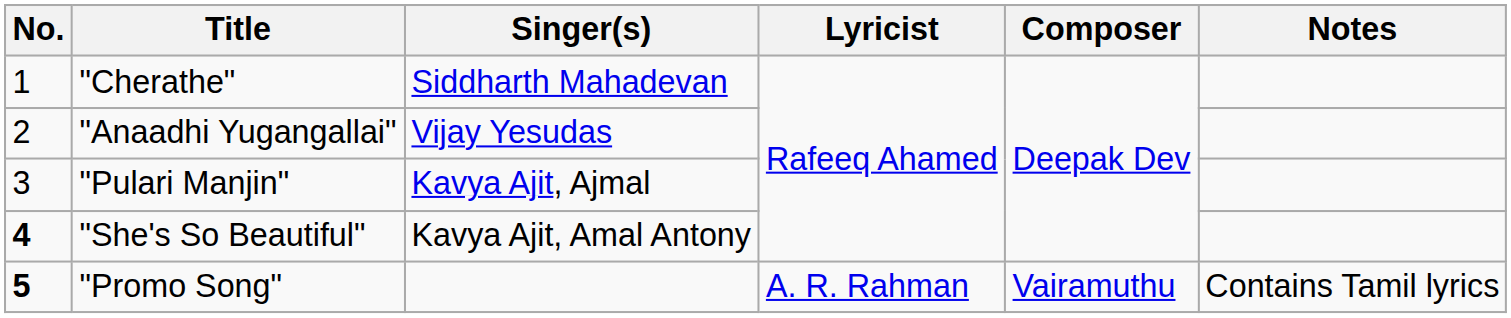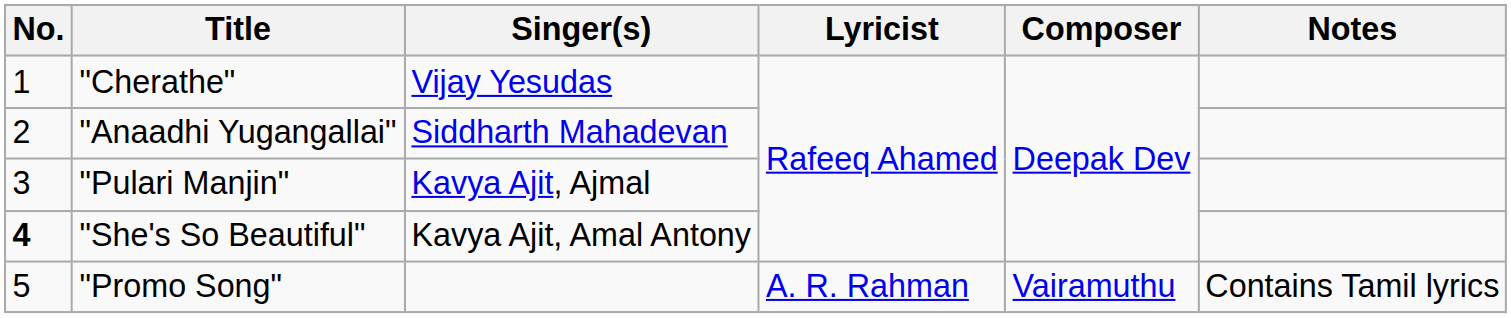(570, 81) Siddharth Mahadevan -> (512, 81) Vijay Yesudas
(512, 132) Vijay Yesudas -> (570, 132) Siddharth Mahadevan
(21, 286) bold -> (21, 286) normal
